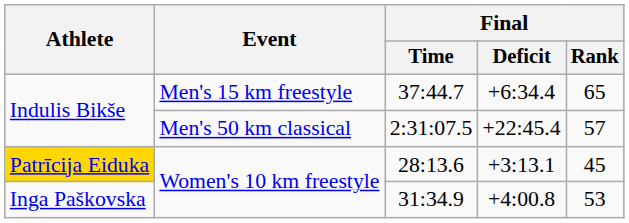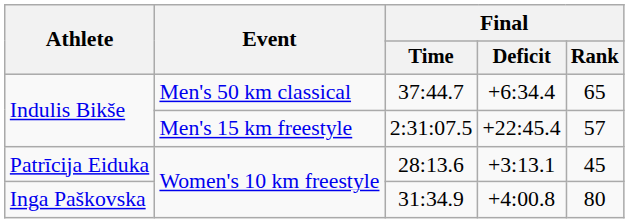(256, 92) Men's 15 km freestyle -> (255, 92) Men's 50 km classical
(255, 128) Men's 50 km classical -> (256, 128) Men's 15 km freestyle
(80, 164) gold background -> (80, 164) no background
(595, 200) 53 -> (595, 200) 80
